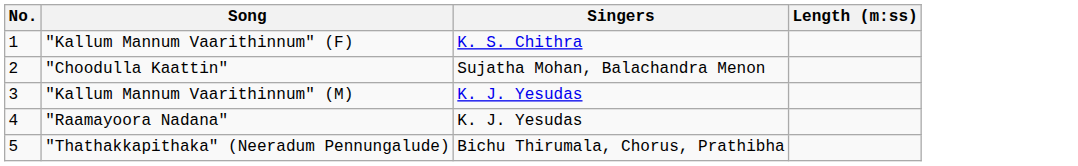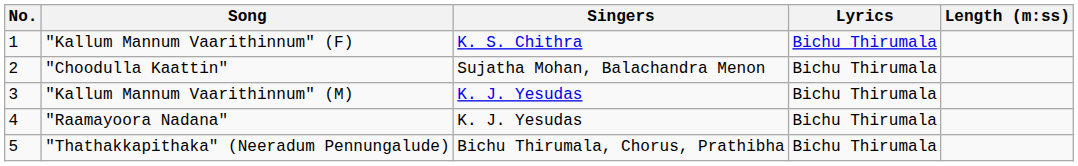+ column: (865, 18)
